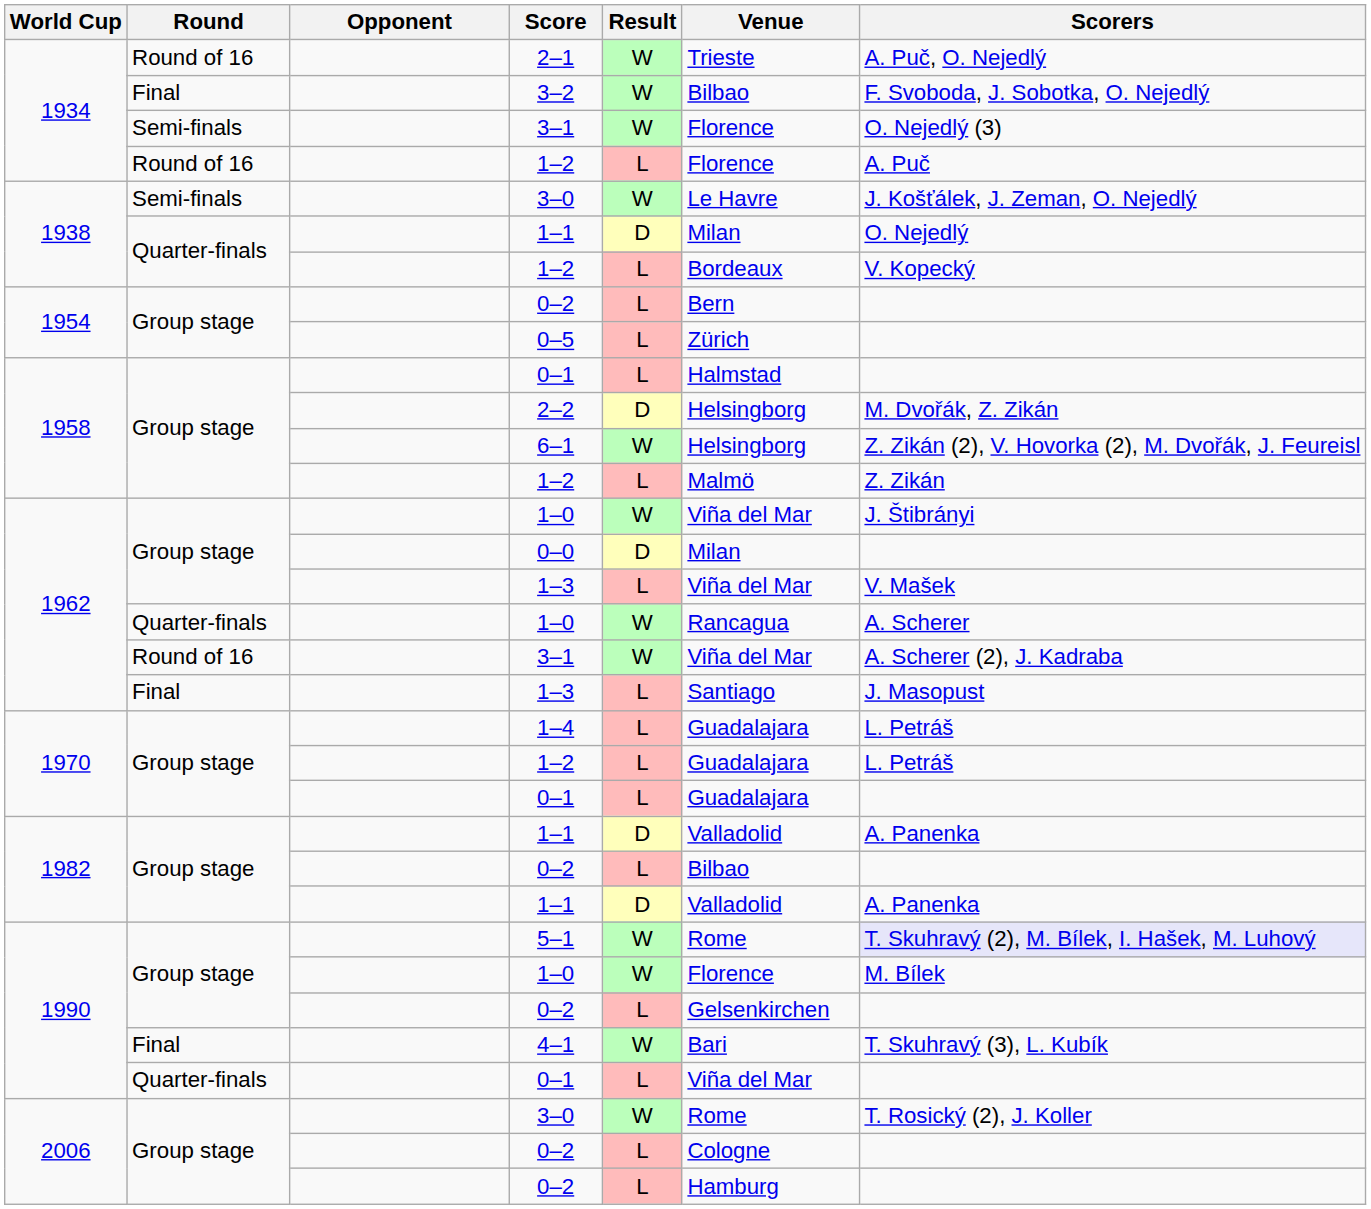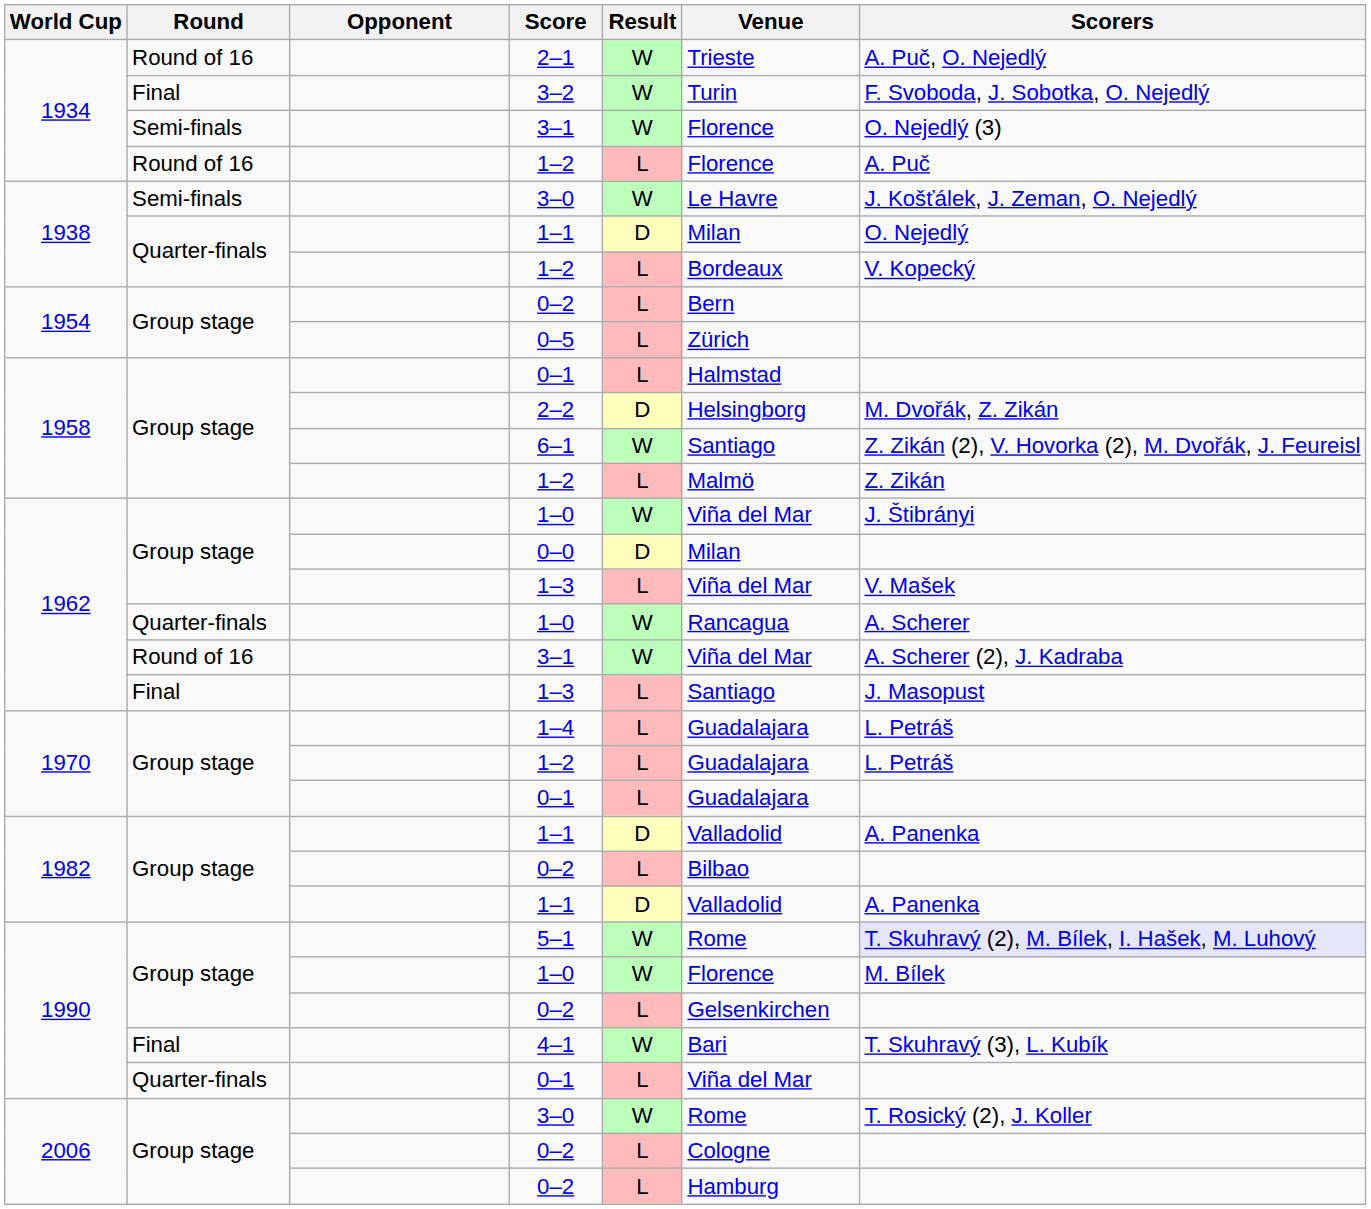(718, 92) Bilbao -> (712, 92) Turin
(747, 445) Helsingborg -> (731, 445) Santiago
